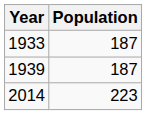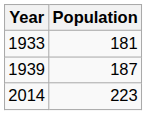(124, 43) 187 -> (124, 43) 181
